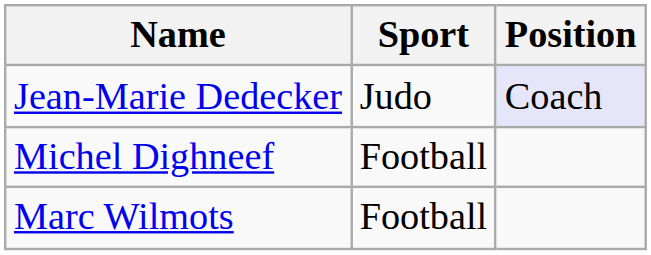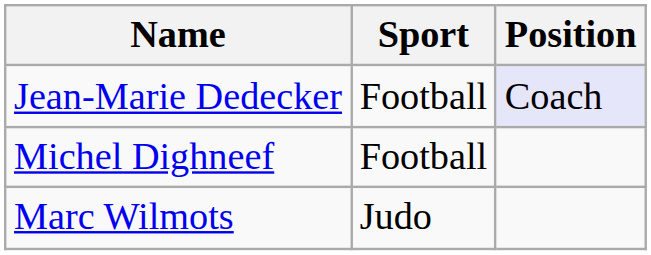(396, 95) Judo -> (423, 95) Football
(423, 216) Football -> (396, 216) Judo
